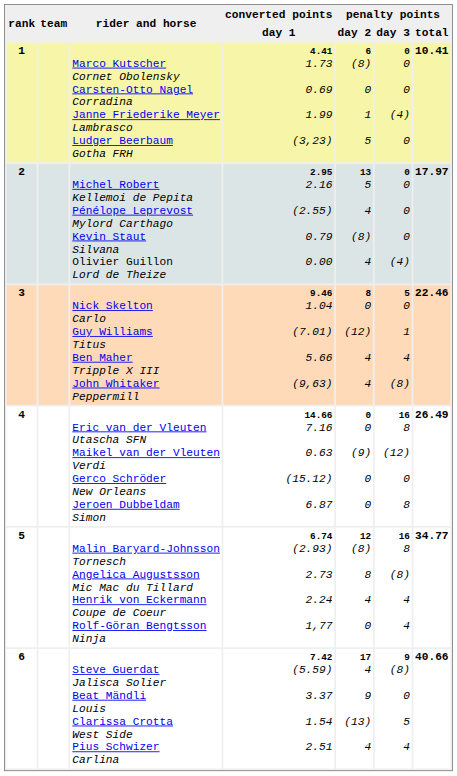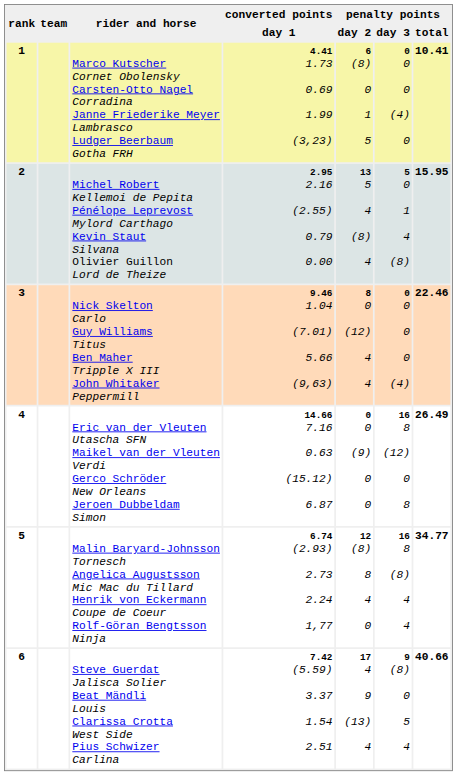(400, 218) 0 0 0 0 (4) -> (400, 218) 5 0 1 4 (8)
(432, 172) 17.97 -> (432, 172) 15.95
(400, 339) 5 0 1 4 (8) -> (400, 339) 0 0 0 0 (4)
